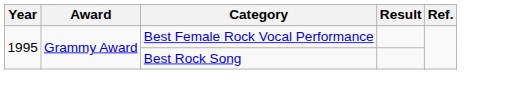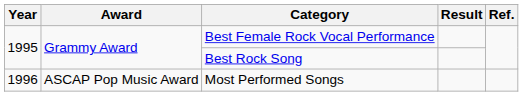+ row: (274, 79)
